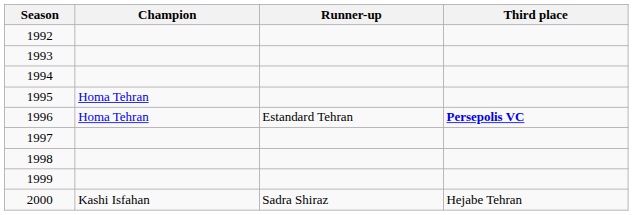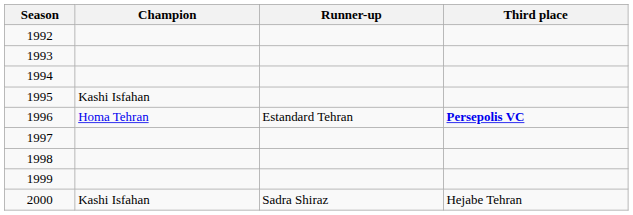(113, 96) Homa Tehran -> (114, 96) Kashi Isfahan
